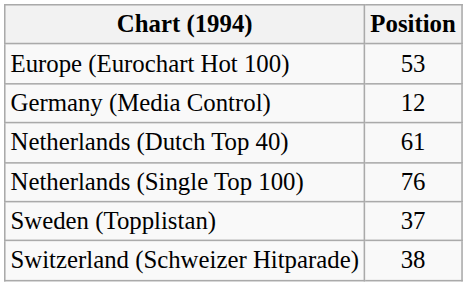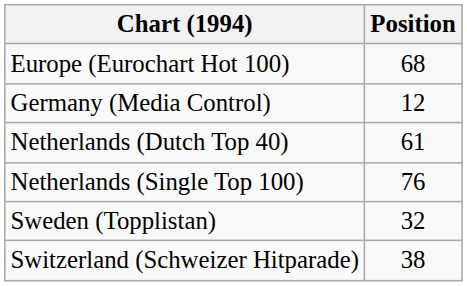(413, 63) 53 -> (413, 63) 68
(413, 220) 37 -> (413, 220) 32
